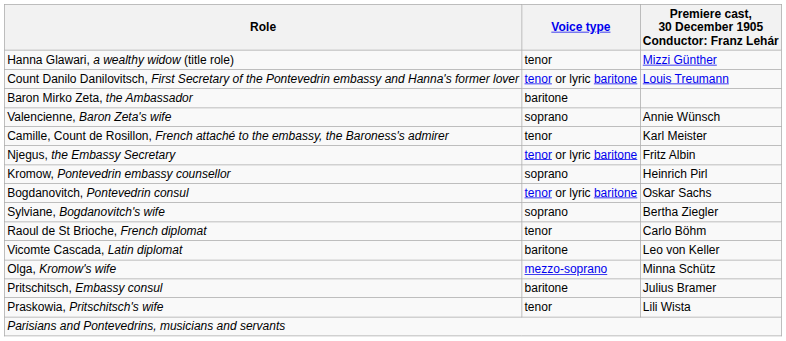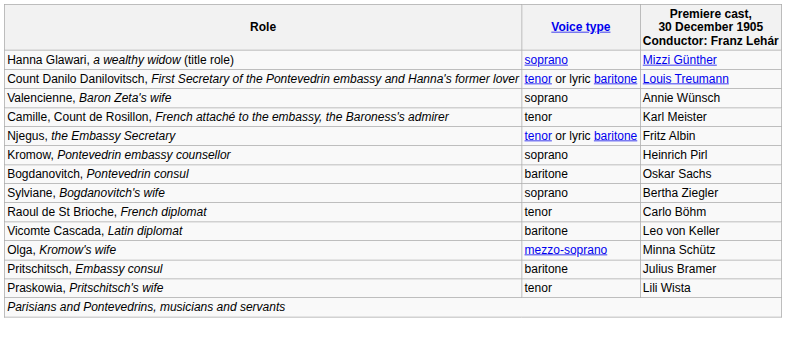(538, 60) tenor -> (546, 60) soprano
- row: (100, 98)
(581, 193) tenor or lyric baritone -> (546, 174) baritone
